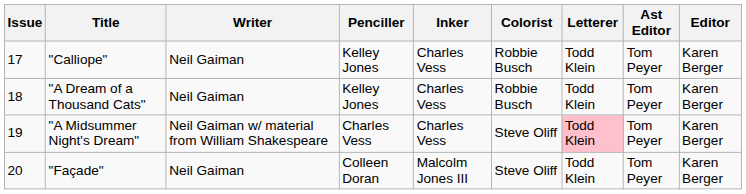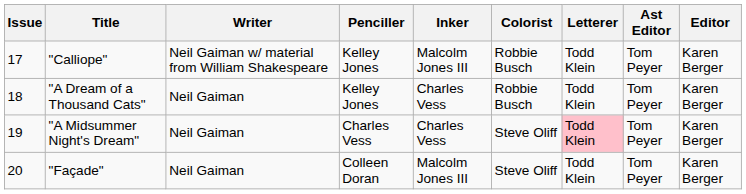(207, 59) Neil Gaiman -> (249, 59) Neil Gaiman w/ material from William Shakespeare
(440, 59) Charles Vess -> (442, 59) Malcolm Jones III
(249, 133) Neil Gaiman w/ material from William Shakespeare -> (207, 133) Neil Gaiman
